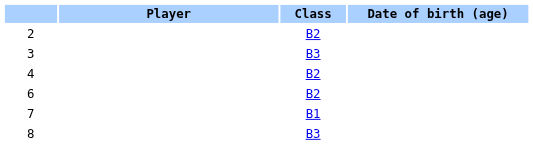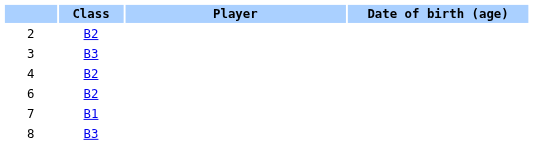columns swapped: (169, 14) <-> (313, 14)
